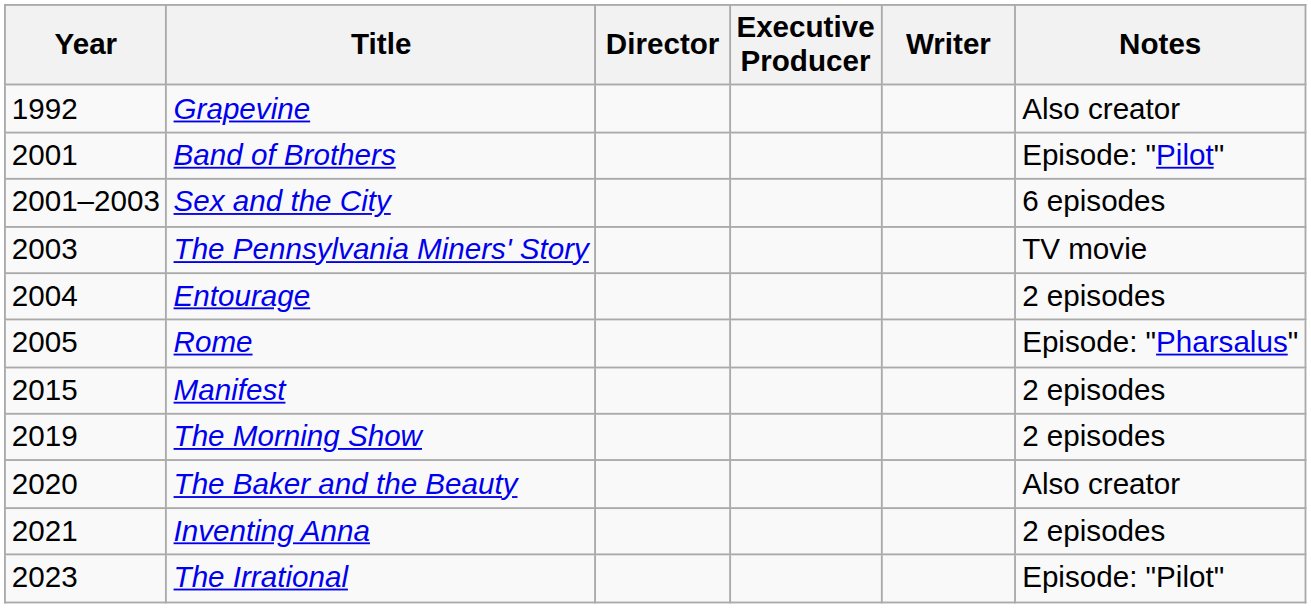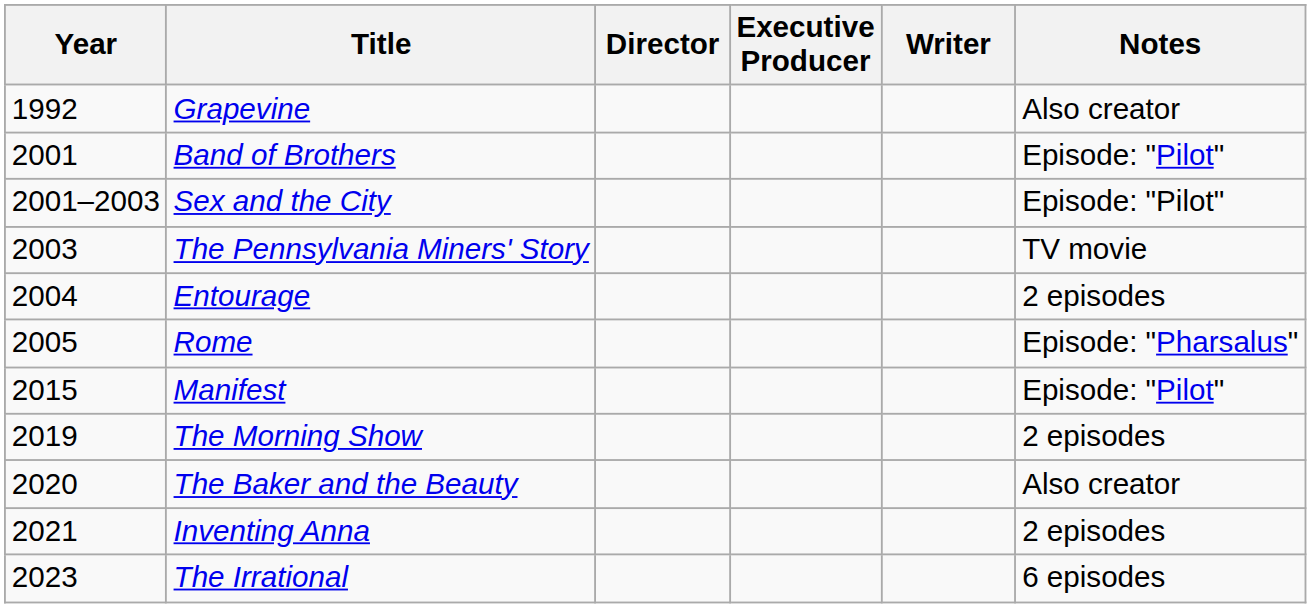(1094, 202) 6 episodes -> (1123, 202) Episode: "Pilot"
(1094, 389) 2 episodes -> (1123, 389) Episode: "Pilot"
(1123, 577) Episode: "Pilot" -> (1094, 577) 6 episodes
